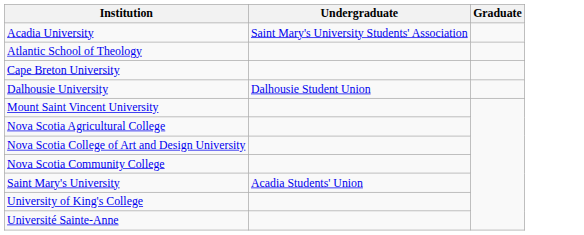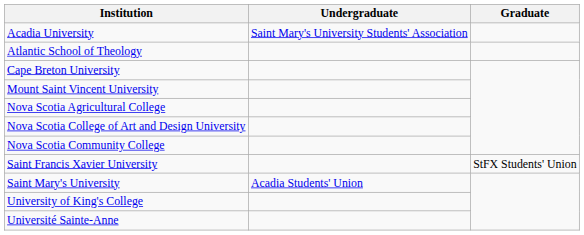- row: (58, 88)
+ row: (82, 164)
